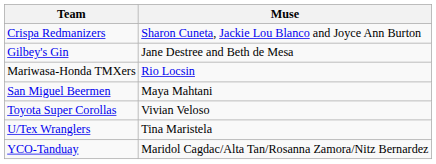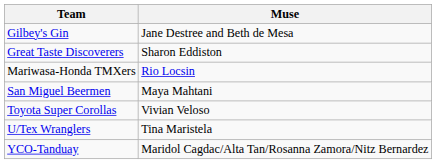- row: (56, 33)
+ row: (65, 52)
